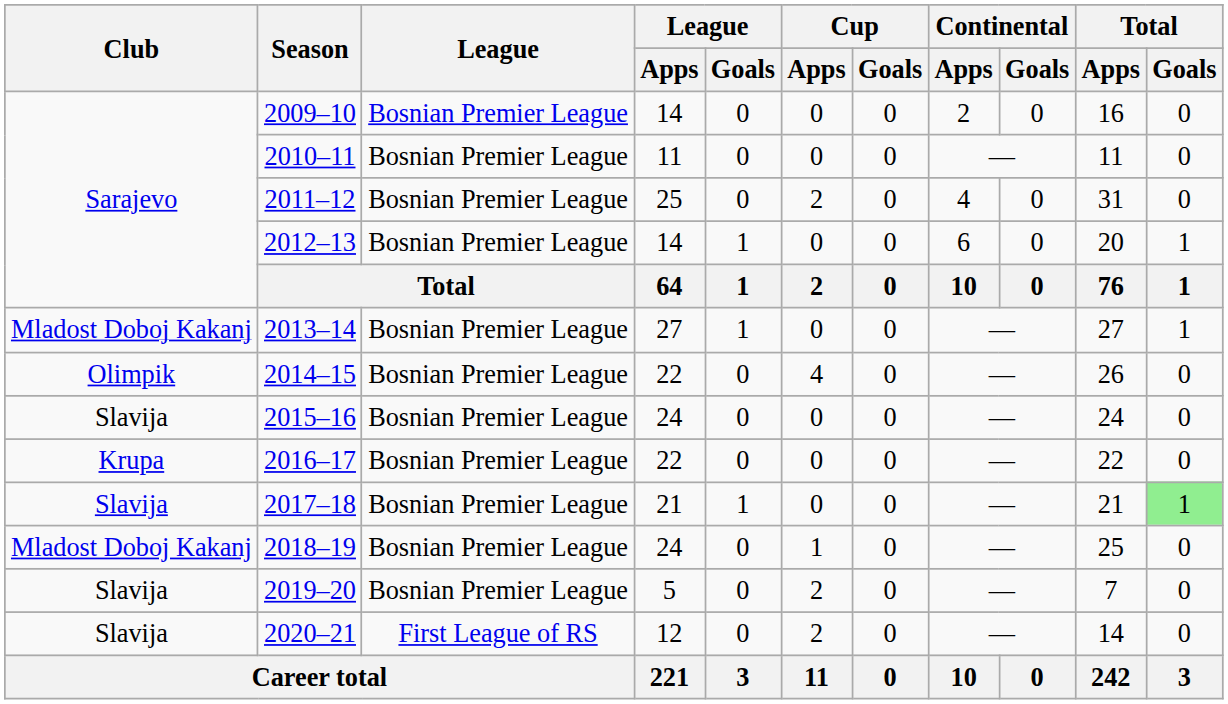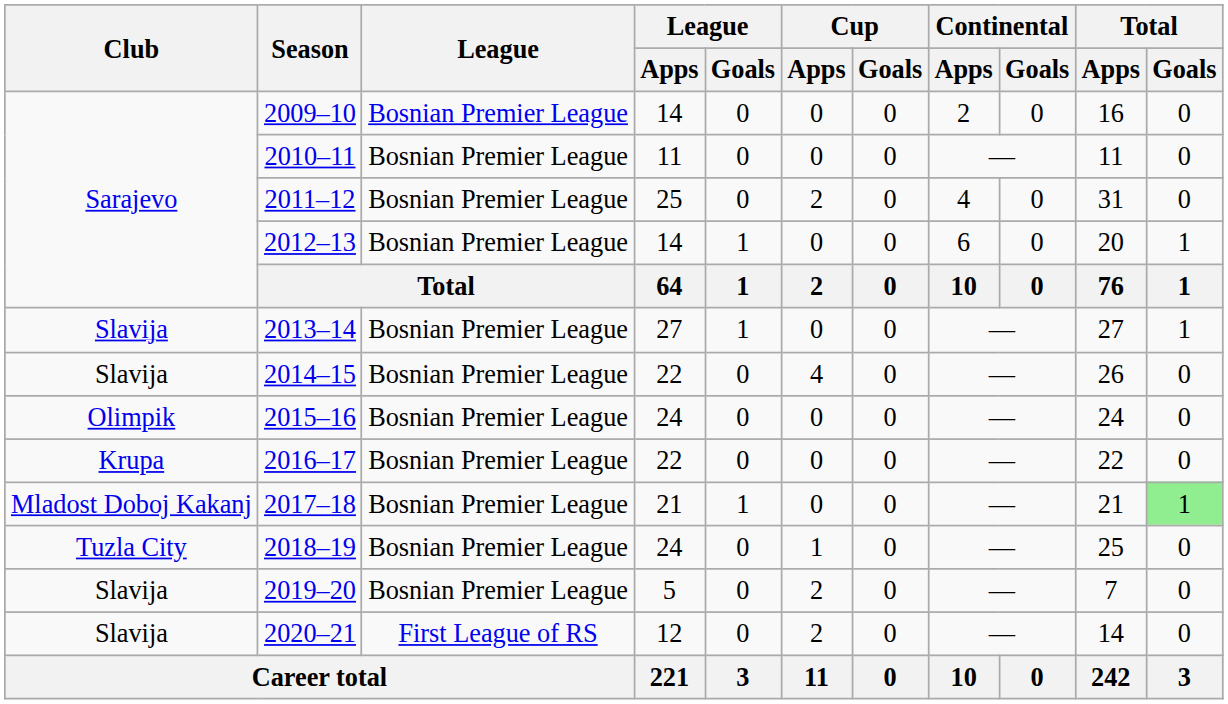(131, 329) Mladost Doboj Kakanj -> (131, 329) Slavija
(131, 373) Olimpik -> (131, 373) Slavija
(131, 416) Slavija -> (131, 416) Olimpik
(131, 503) Slavija -> (131, 503) Mladost Doboj Kakanj
(131, 546) Mladost Doboj Kakanj -> (131, 546) Tuzla City
